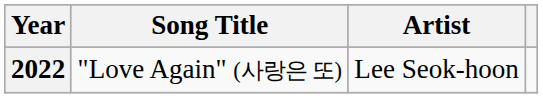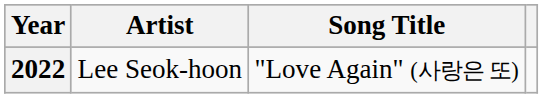columns swapped: (210, 25) <-> (437, 25)
